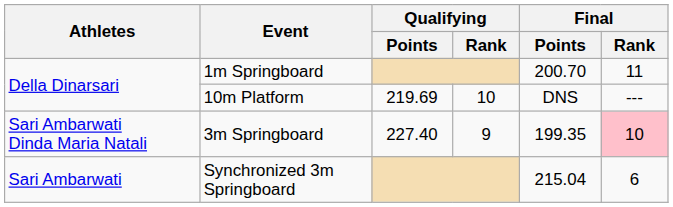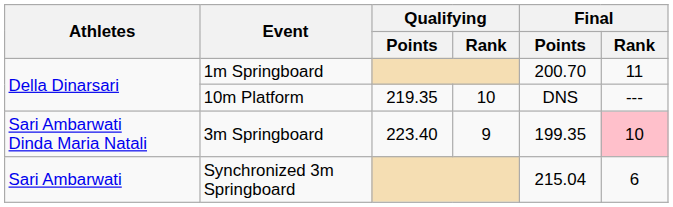(412, 98) 219.69 -> (412, 98) 219.35
(412, 134) 227.40 -> (412, 134) 223.40
